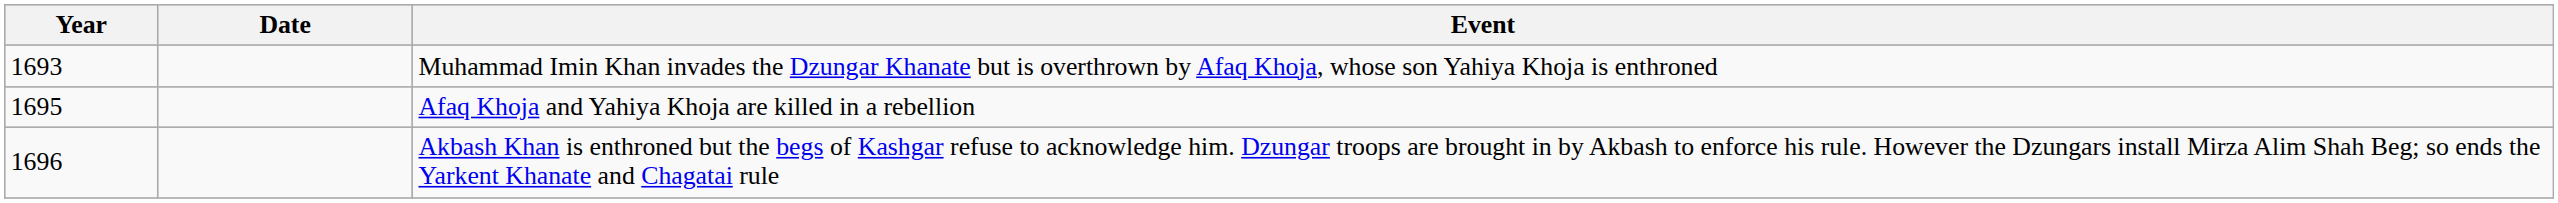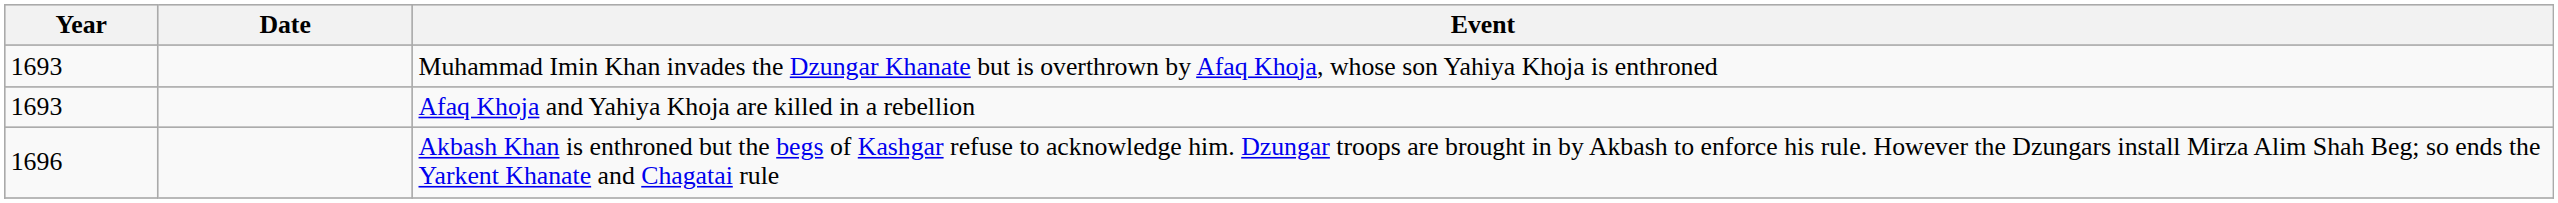(37, 106) 1695 -> (37, 106) 1693
